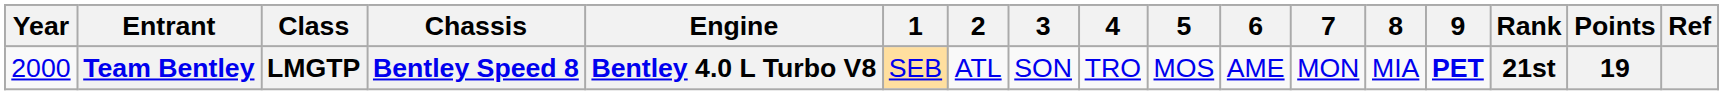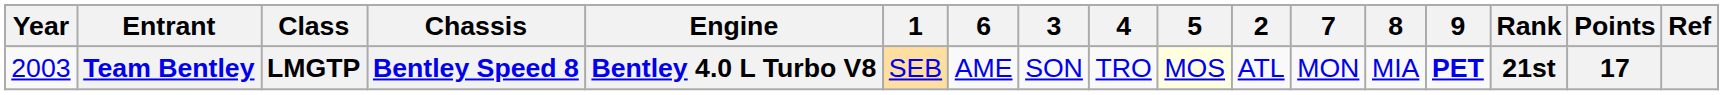columns swapped: (978, 26) <-> (1256, 26)
(41, 68) 2000 -> (41, 68) 2003
(1184, 68) no background -> (1195, 68) lightyellow background
(1615, 68) 19 -> (1615, 68) 17
